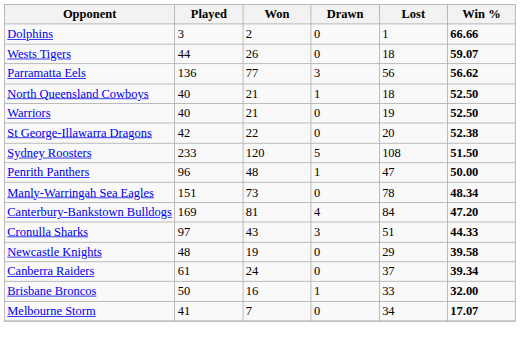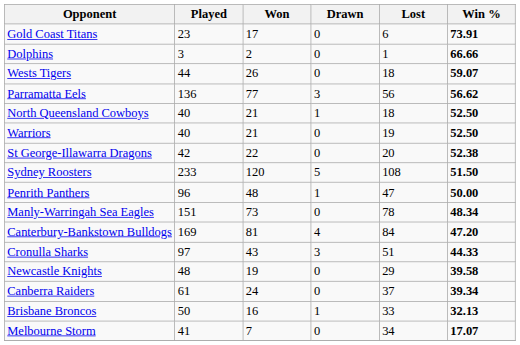+ row: (52, 34)
(464, 291) 32.00 -> (464, 311) 32.13
